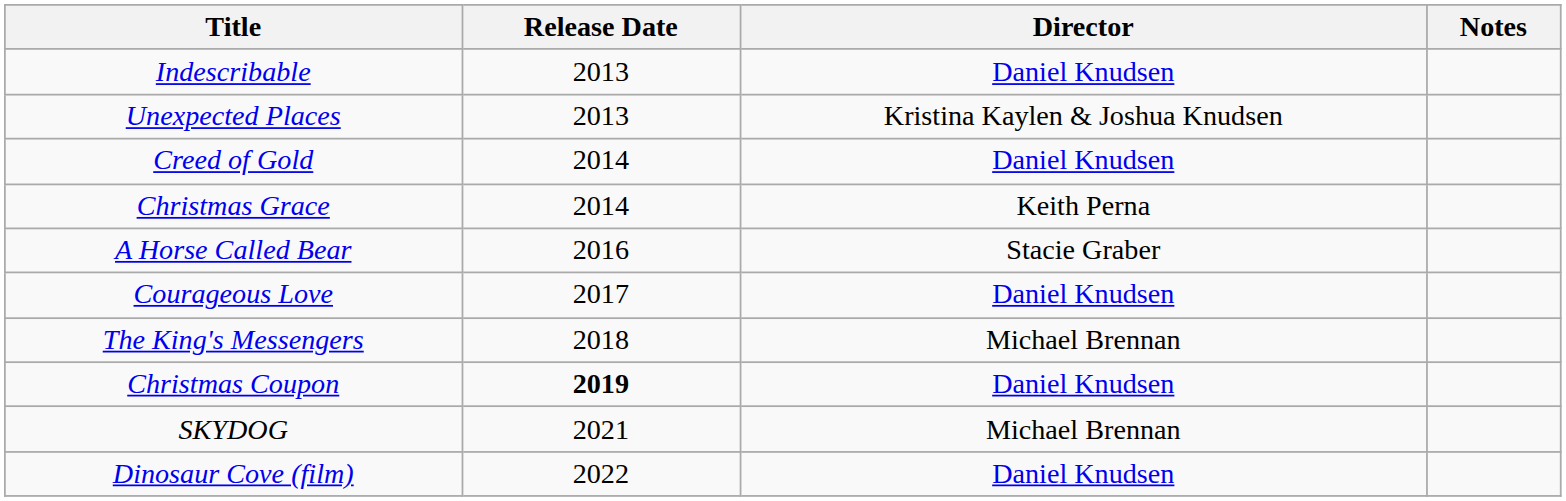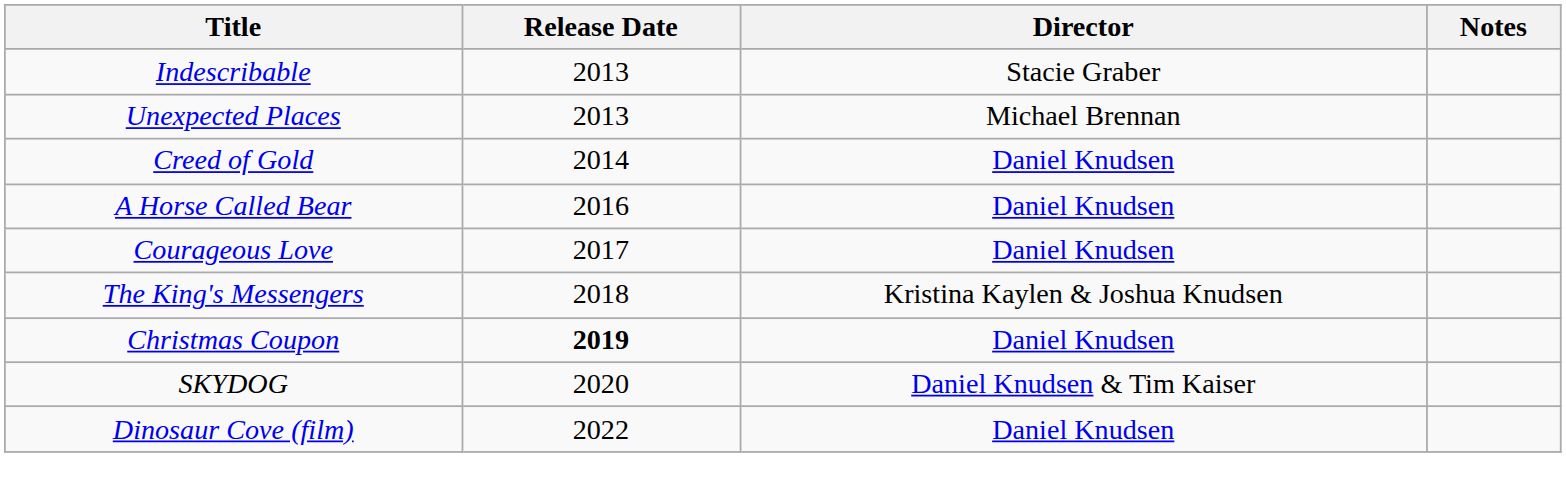(1083, 71) Daniel Knudsen -> (1083, 71) Stacie Graber
(1083, 116) Kristina Kaylen & Joshua Knudsen -> (1083, 116) Michael Brennan
- row: (233, 205)
(1083, 250) Stacie Graber -> (1083, 205) Daniel Knudsen
(1083, 339) Michael Brennan -> (1083, 294) Kristina Kaylen & Joshua Knudsen
(601, 428) 2021 -> (601, 384) 2020
(1083, 428) Michael Brennan -> (1083, 384) Daniel Knudsen & Tim Kaiser
